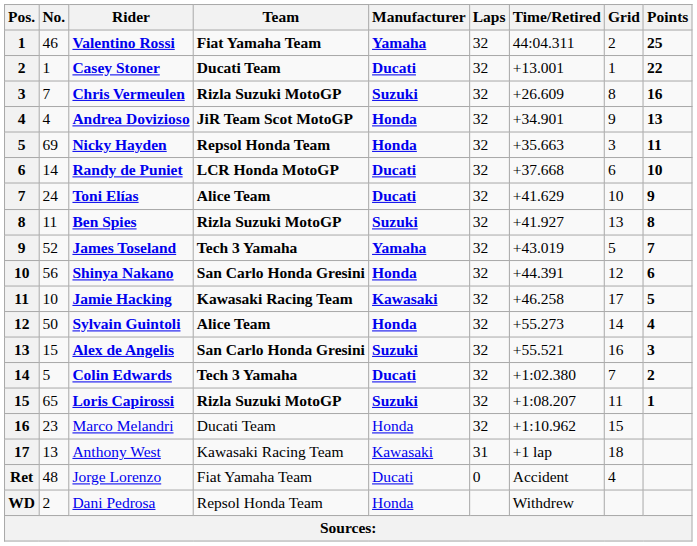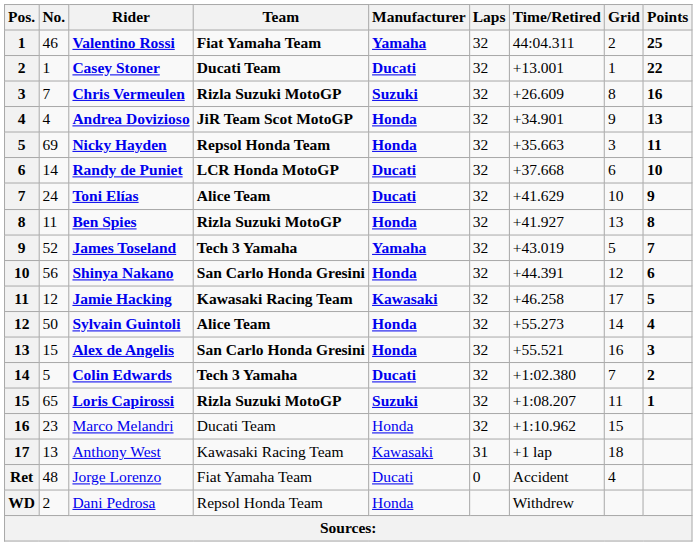(395, 221) Suzuki -> (394, 221) Honda
(50, 298) 10 -> (50, 298) 12
(395, 349) Suzuki -> (394, 349) Honda
